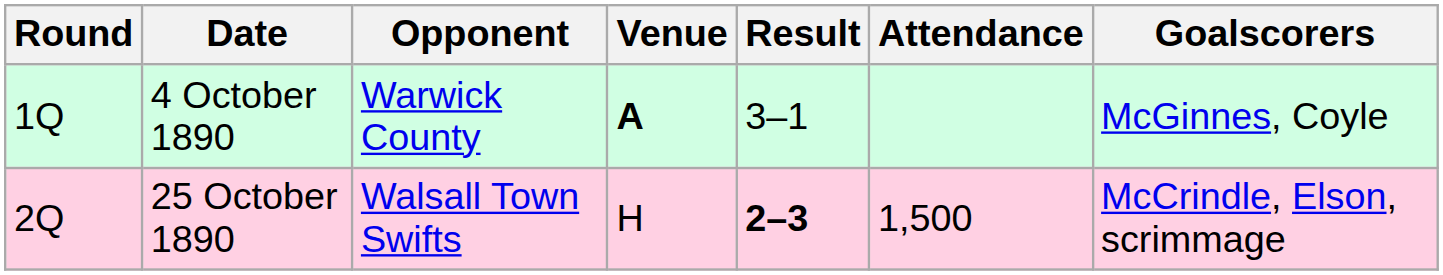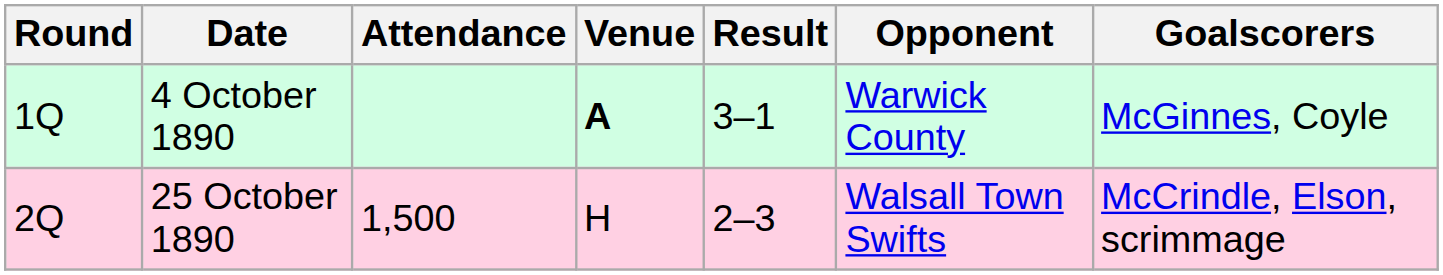columns swapped: (480, 34) <-> (981, 34)
(777, 217) bold -> (744, 217) normal
